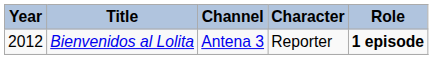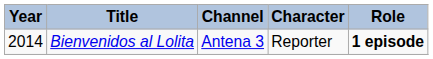(26, 41) 2012 -> (26, 41) 2014
